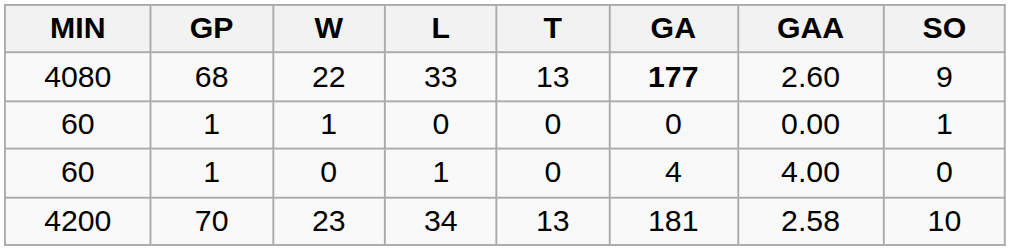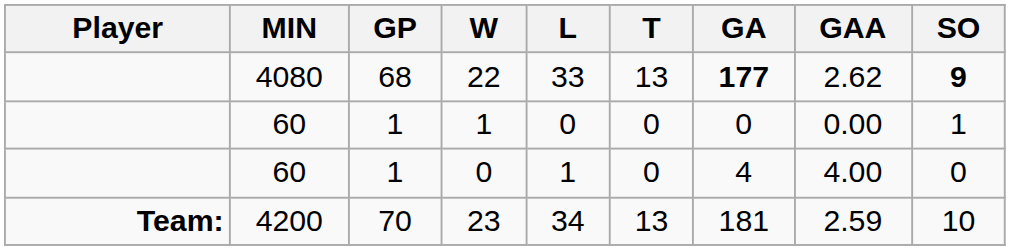+ column: (118, 28)
(811, 76) 2.60 -> (853, 76) 2.62
(944, 76) normal -> (959, 76) bold
(811, 220) 2.58 -> (853, 220) 2.59
